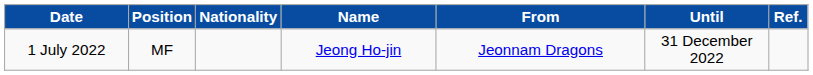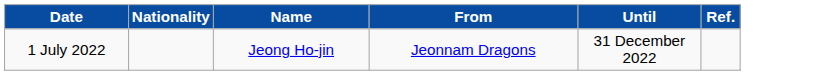- column: (162, 17)
